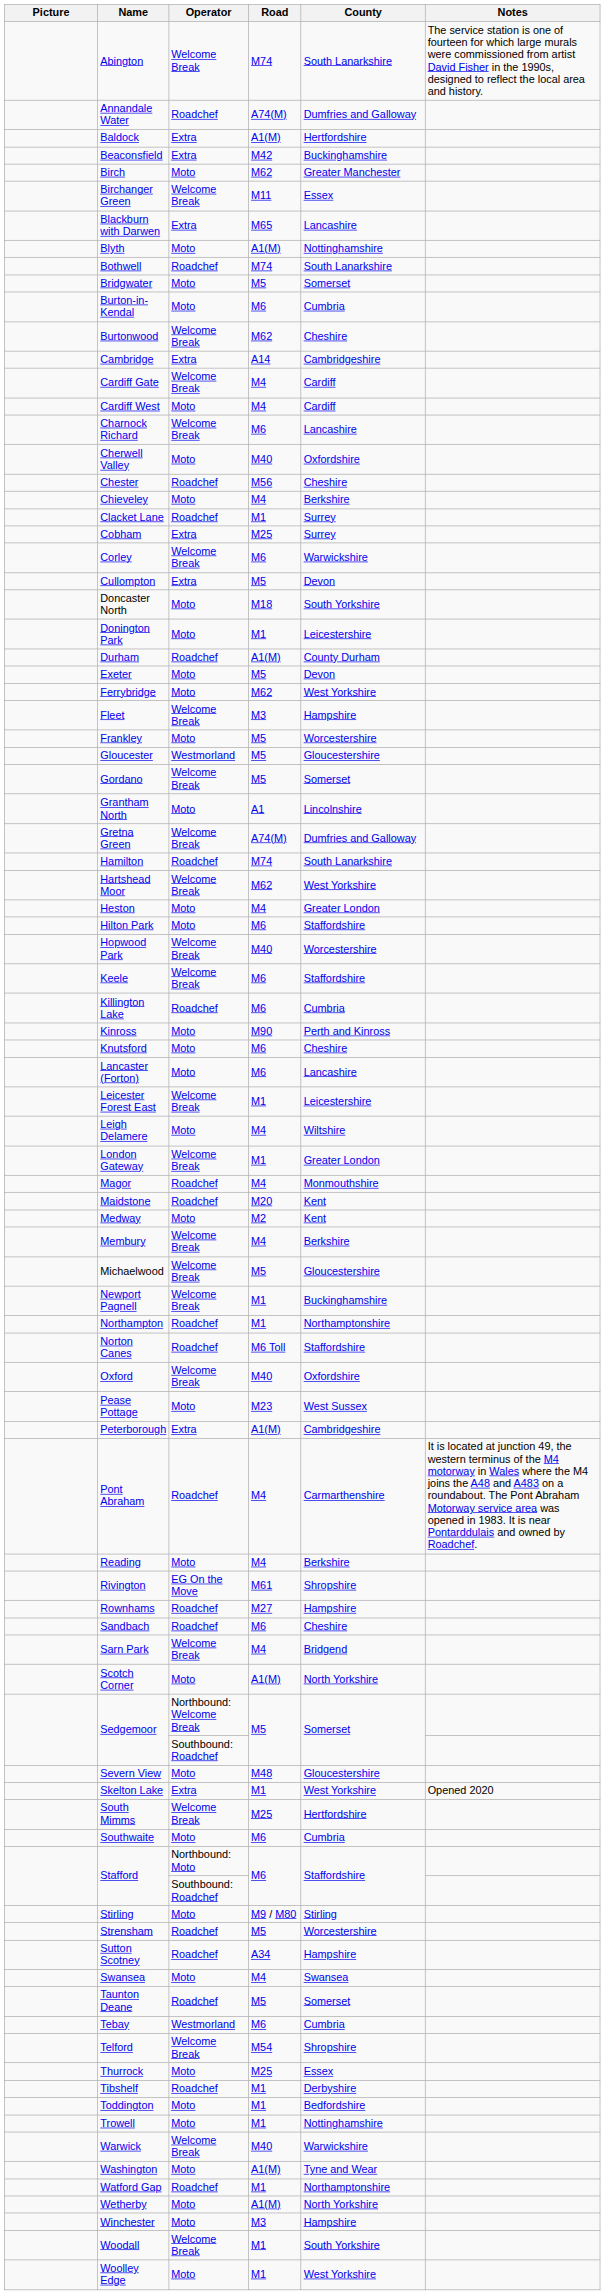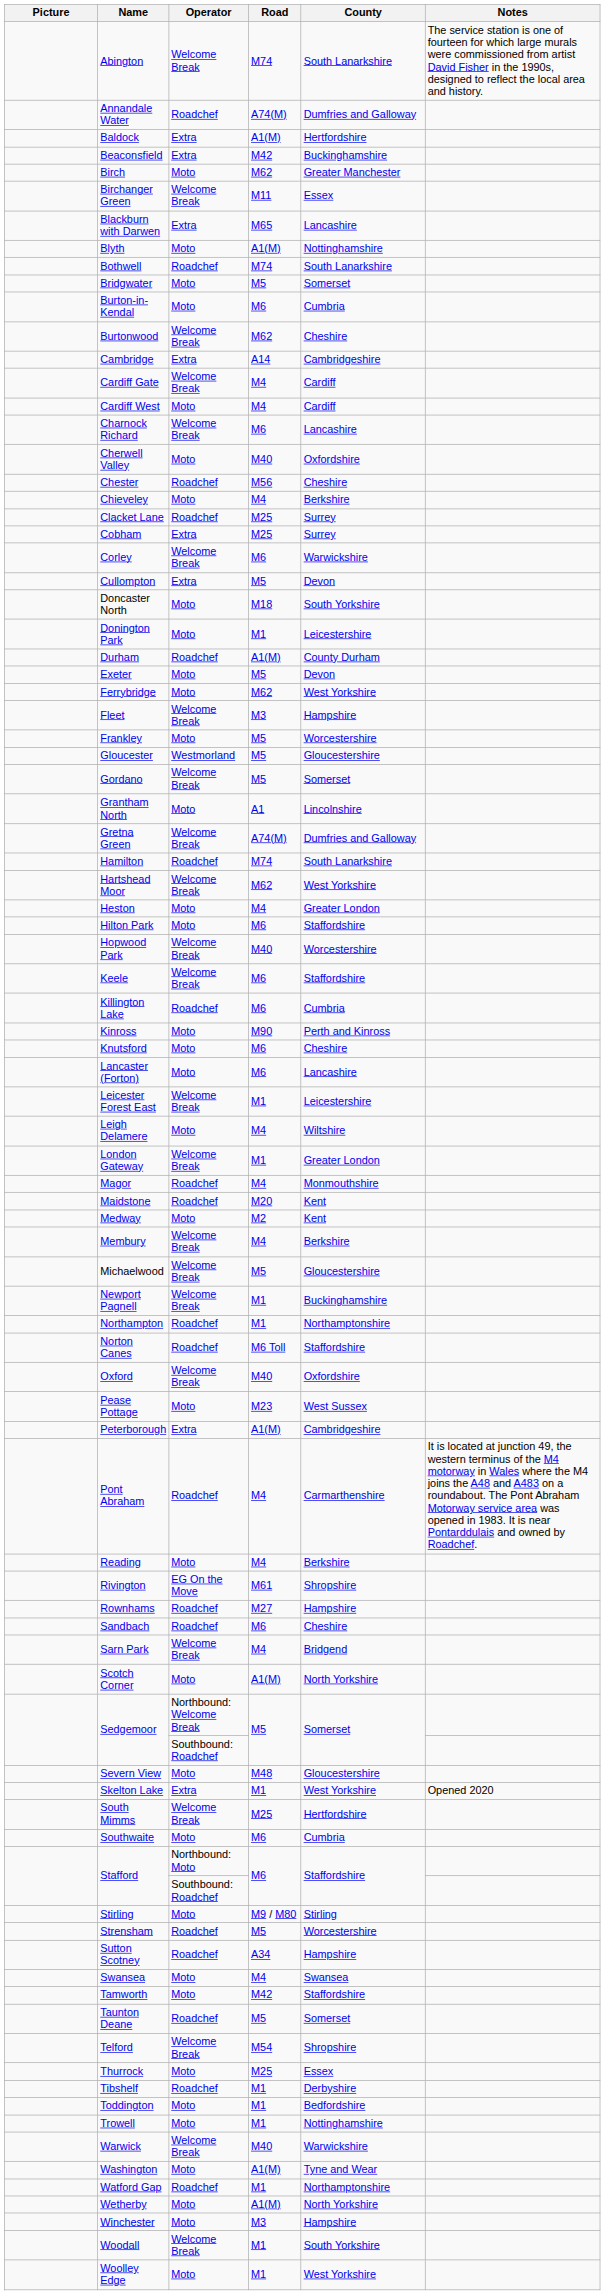(259, 517) M1 -> (262, 517) M25
+ row: (124, 1995)
- row: (115, 2024)
